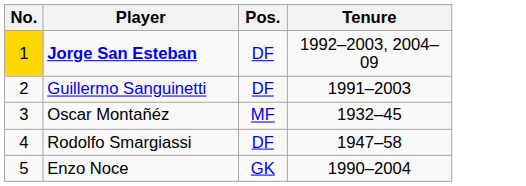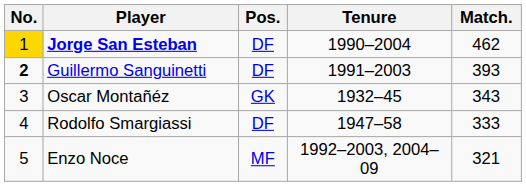+ column: (486, 17)
(369, 53) 1992–2003, 2004–09 -> (369, 44) 1990–2004
(24, 89) normal -> (24, 70) bold
(263, 115) MF -> (263, 96) GK
(263, 168) GK -> (263, 159) MF
(369, 168) 1990–2004 -> (369, 159) 1992–2003, 2004–09
